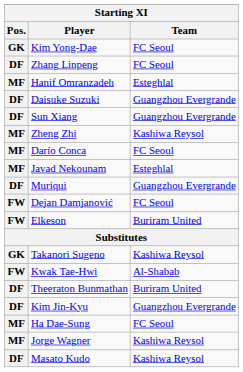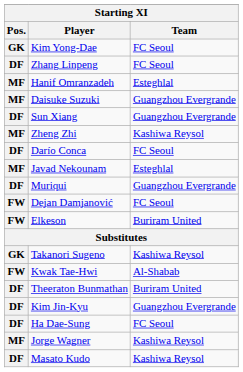(16, 99) DF -> (16, 99) MF
(16, 151) MF -> (16, 151) DF
(16, 323) MF -> (16, 323) DF
